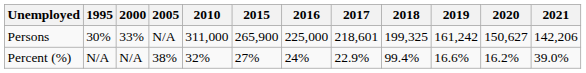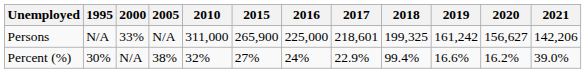(98, 36) 30% -> (98, 36) N/A
(506, 36) 150,627 -> (506, 36) 156,627
(98, 57) N/A -> (98, 57) 30%
